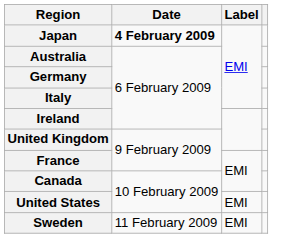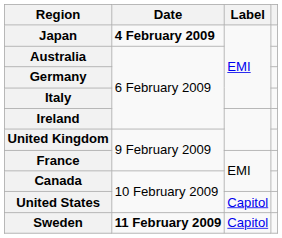(236, 202) EMI -> (248, 202) Capitol
(166, 222) normal -> (168, 222) bold
(236, 222) EMI -> (248, 222) Capitol
